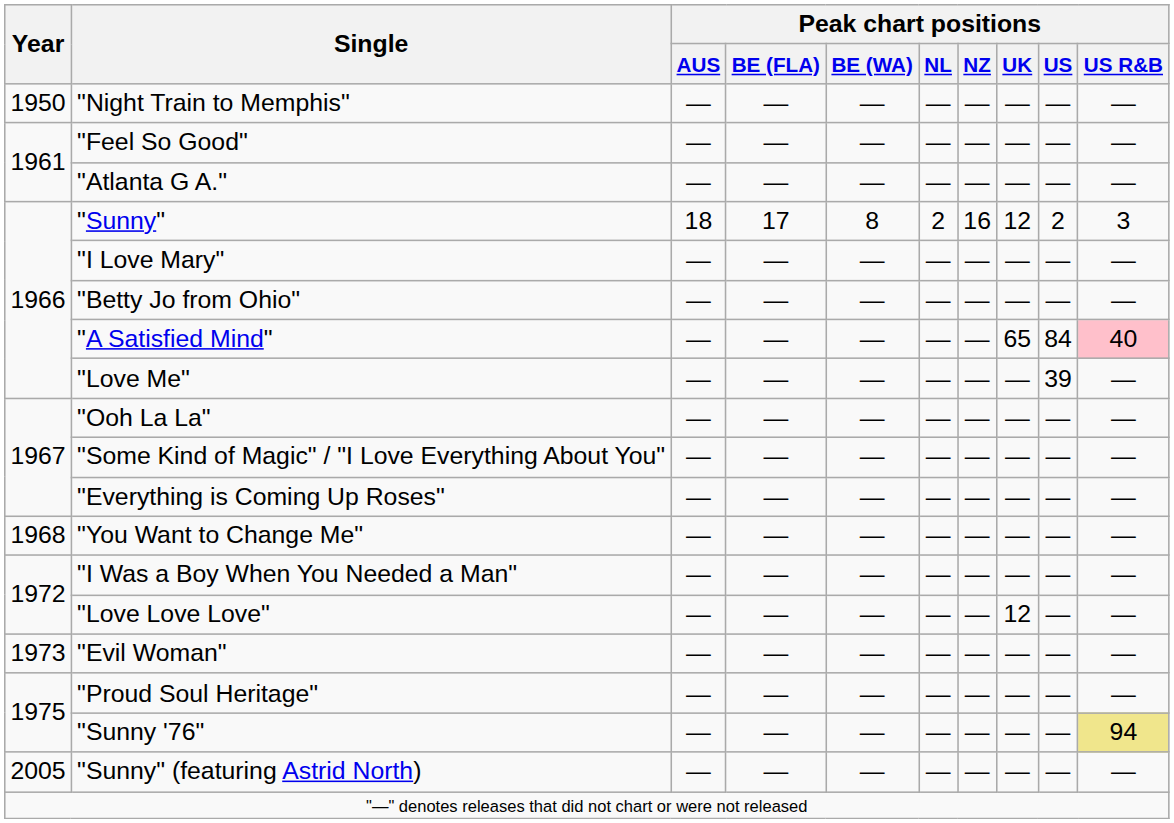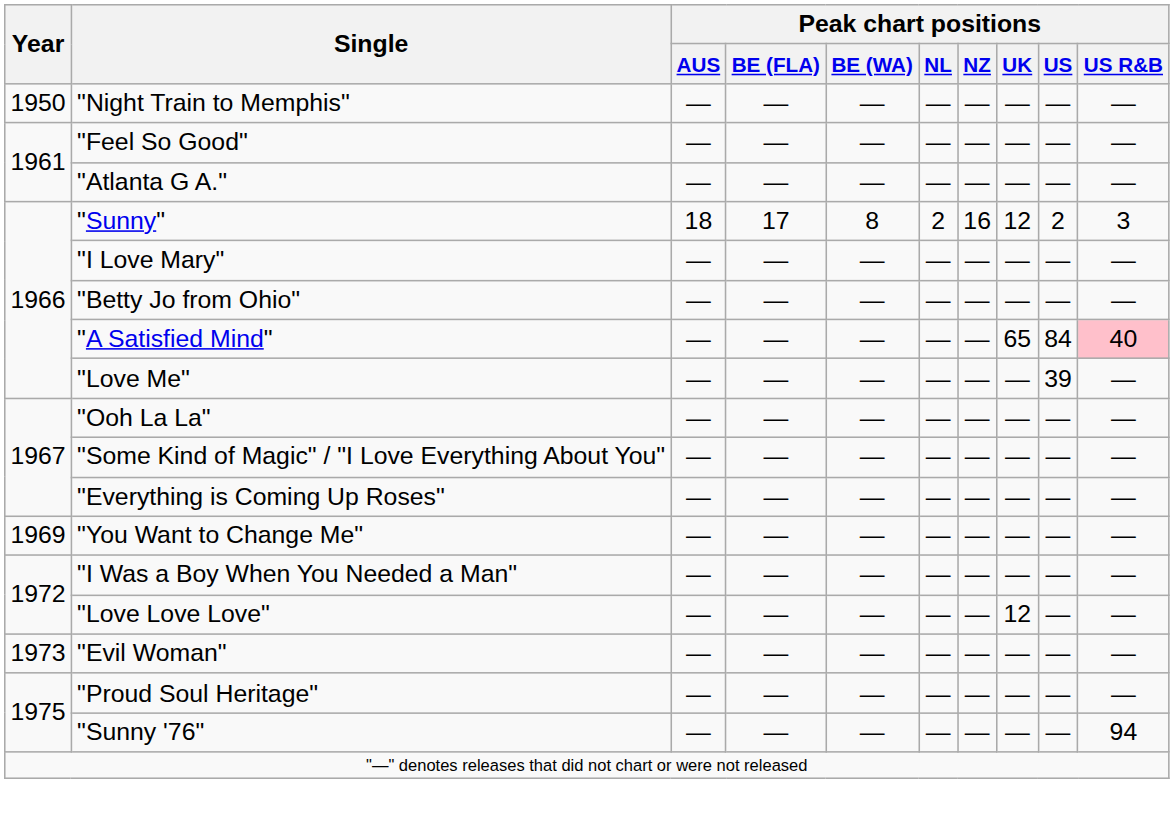(38, 535) 1968 -> (38, 535) 1969
(1123, 732) khaki background -> (1123, 732) no background
- row: (249, 771)
